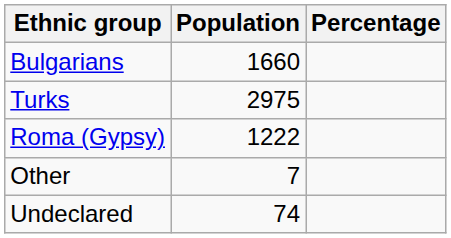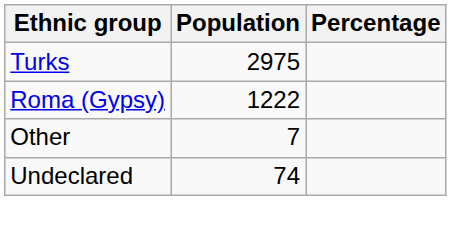- row: (67, 61)
